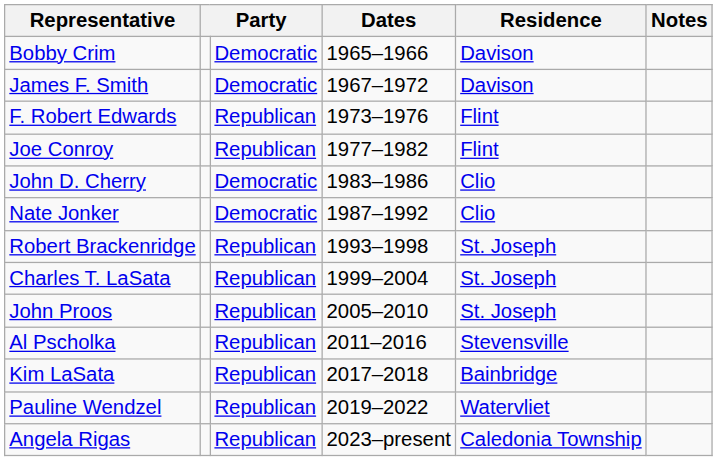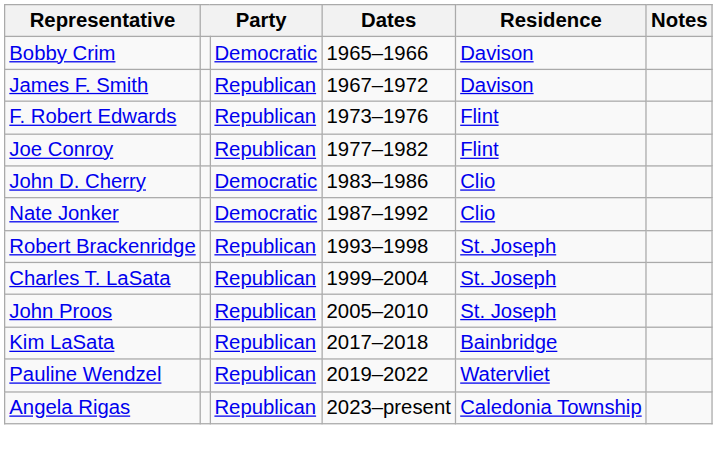(266, 85) Democratic -> (265, 85) Republican
- row: (62, 342)
